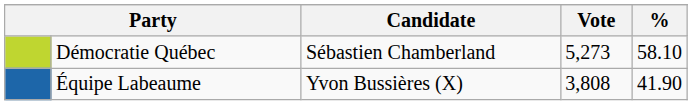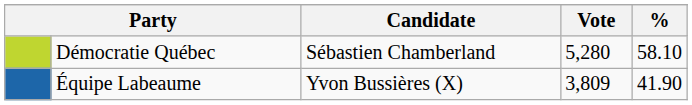(588, 52) 5,273 -> (588, 52) 5,280
(588, 83) 3,808 -> (588, 83) 3,809
